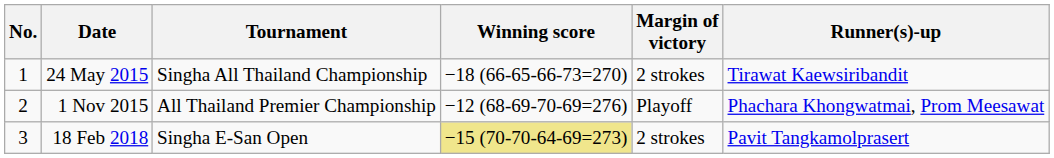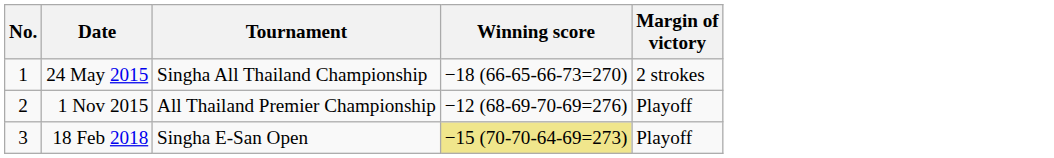- column: (886, 31)
(671, 137) 2 strokes -> (664, 137) Playoff
